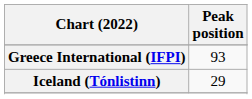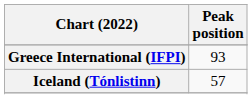(218, 81) 29 -> (218, 81) 57
